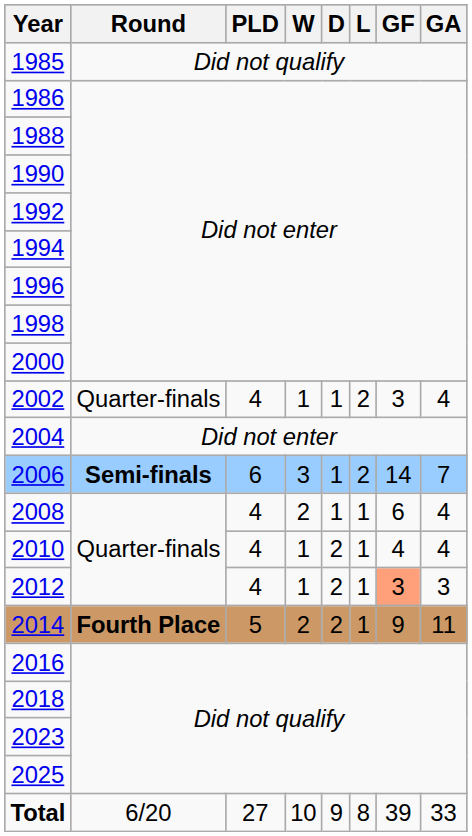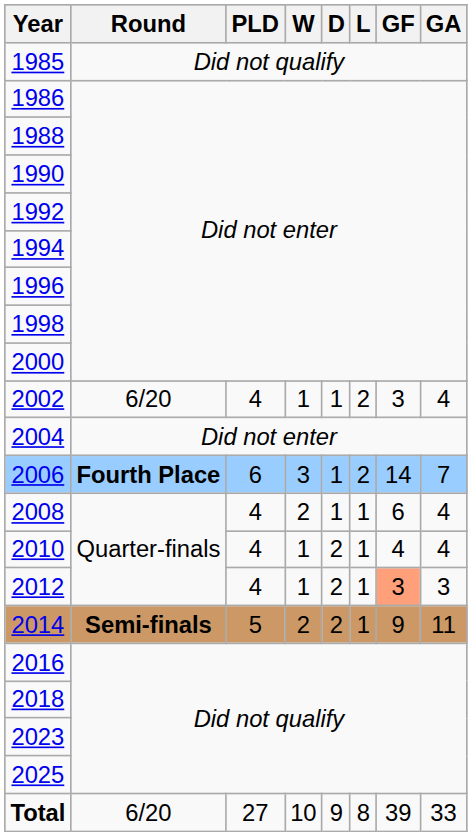(148, 399) Quarter-finals -> (148, 399) 6/20
(148, 474) Semi-finals -> (148, 474) Fourth Place
(148, 625) Fourth Place -> (148, 625) Semi-finals
